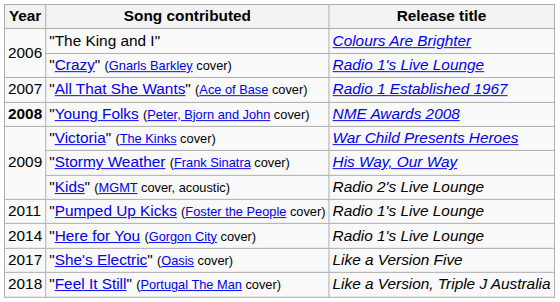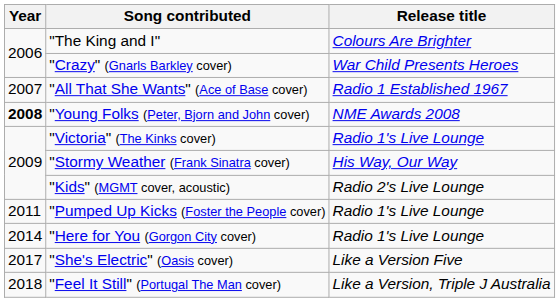(408, 65) Radio 1's Live Lounge -> (425, 65) War Child Presents Heroes
(425, 138) War Child Presents Heroes -> (408, 138) Radio 1's Live Lounge
